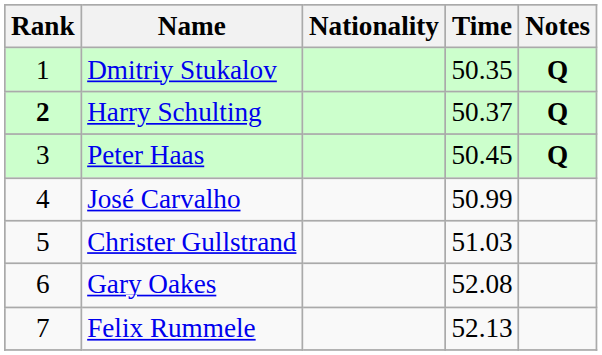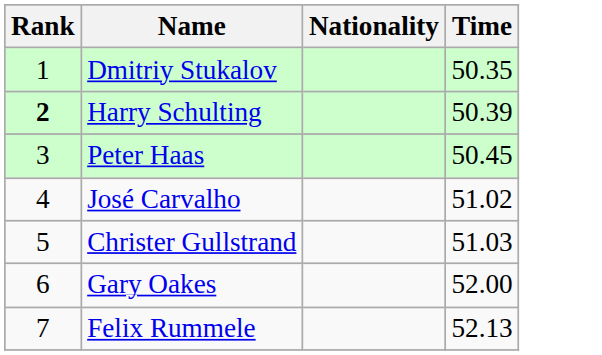- column: (558, 26)
(482, 112) 50.37 -> (482, 112) 50.39
(482, 198) 50.99 -> (482, 198) 51.02
(482, 284) 52.08 -> (482, 284) 52.00
